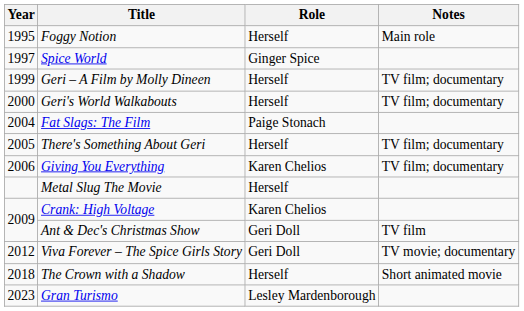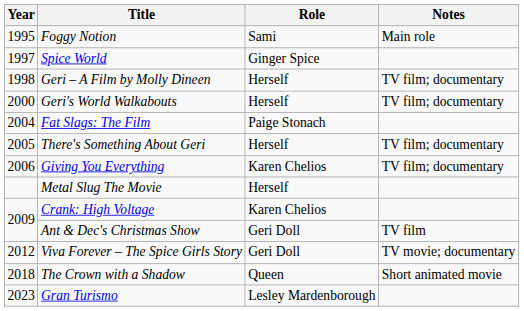(268, 36) Herself -> (262, 36) Sami
(21, 79) 1999 -> (21, 79) 1998
(268, 274) Herself -> (266, 274) Queen
